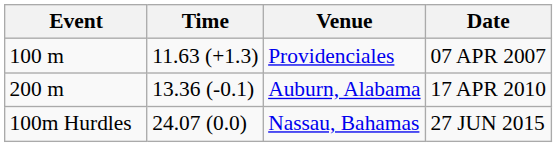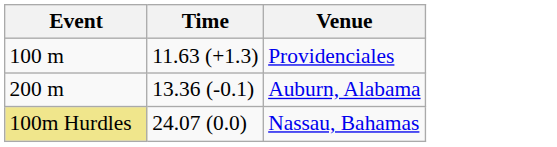- column: (488, 21)
(76, 123) no background -> (76, 123) khaki background
